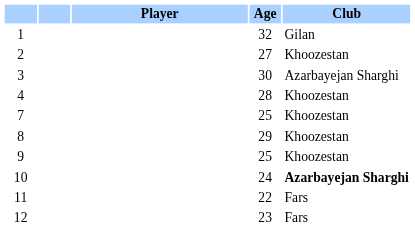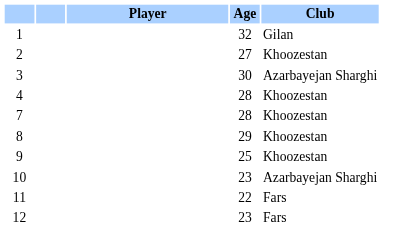(265, 116) 25 -> (245, 116) 28
(265, 177) 24 -> (245, 177) 23
(347, 177) bold -> (320, 177) normal
